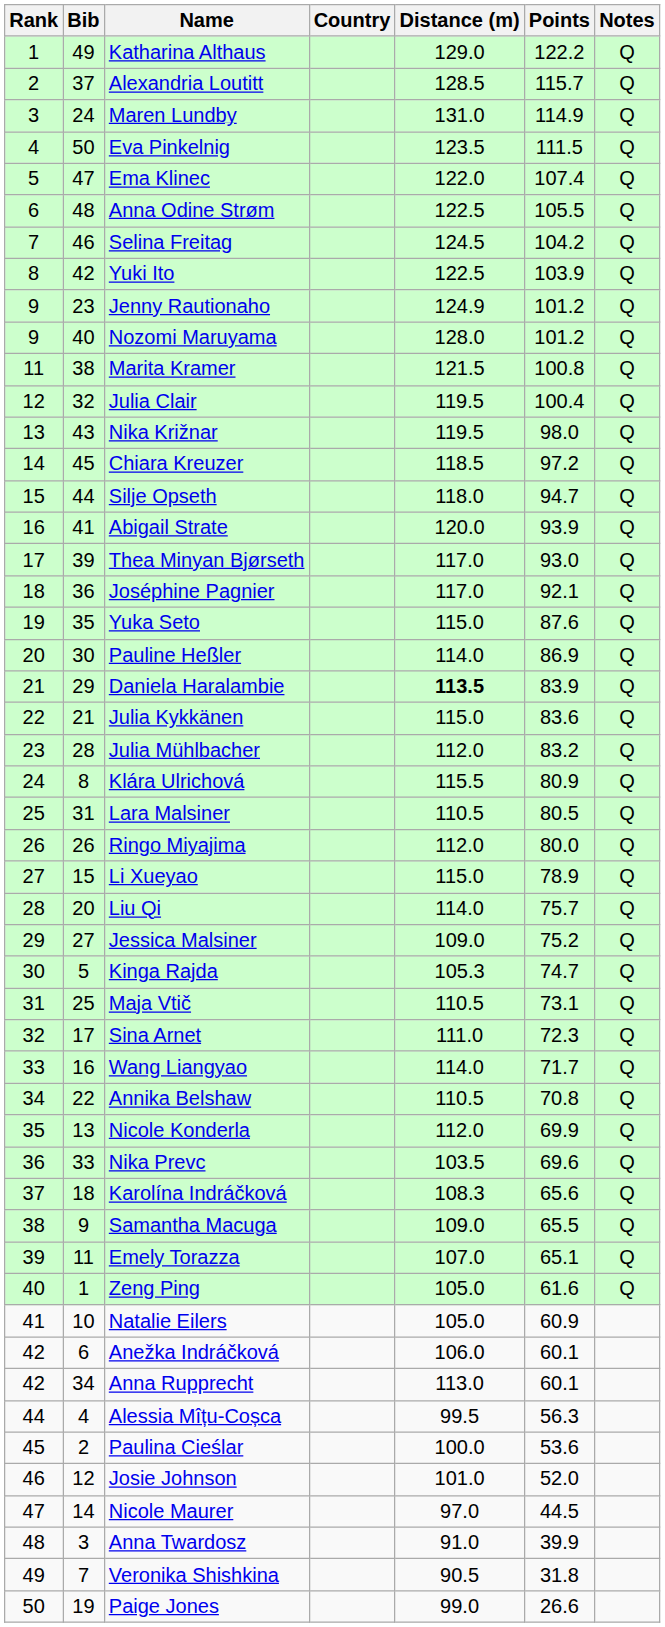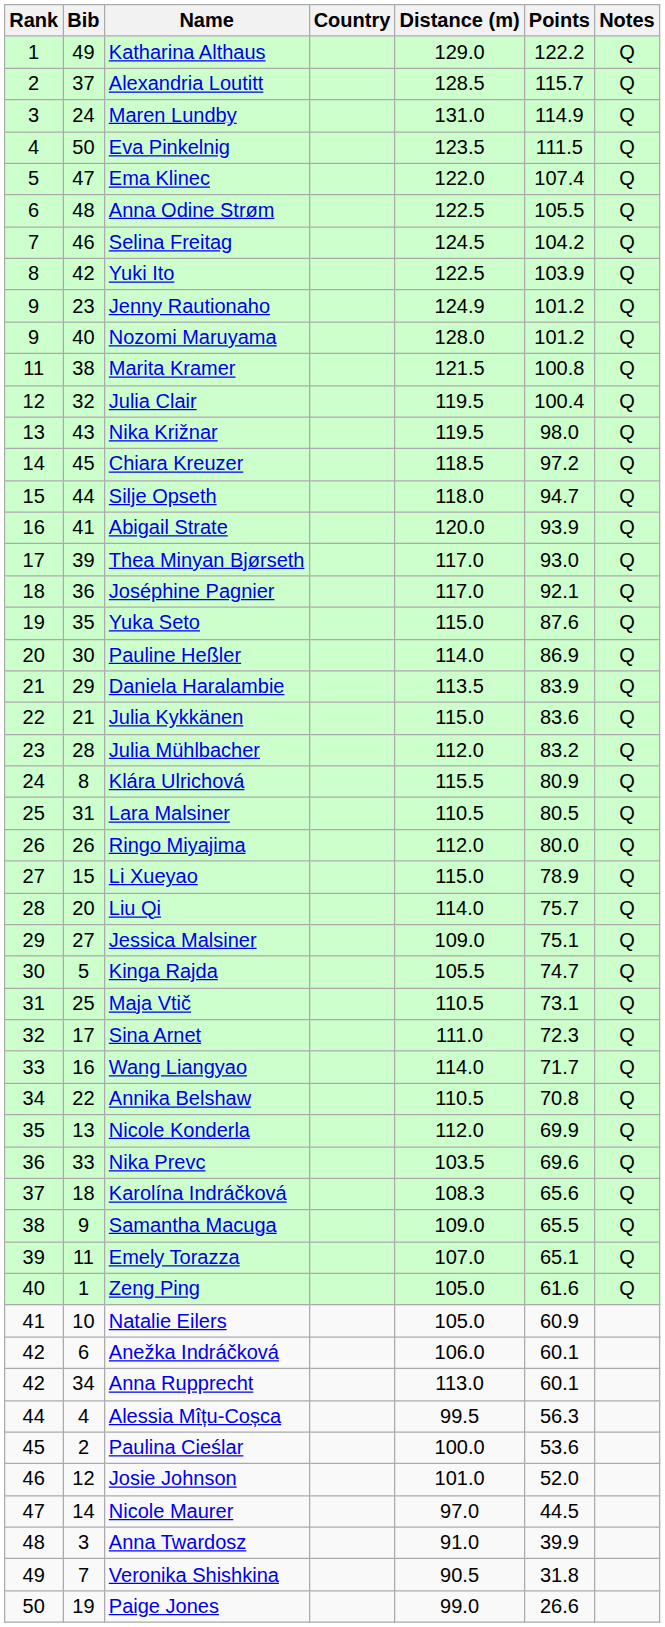(460, 686) bold -> (460, 686) normal
(559, 940) 75.2 -> (559, 940) 75.1
(460, 971) 105.3 -> (460, 971) 105.5
